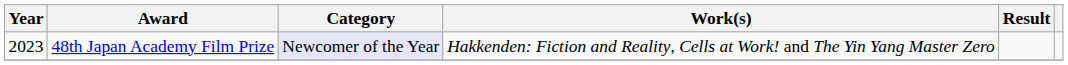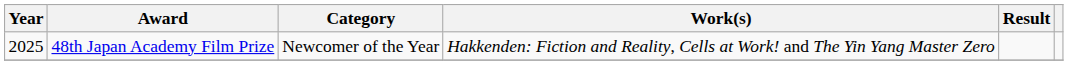(26, 45) 2023 -> (26, 45) 2025
(361, 45) lavender background -> (361, 45) no background
